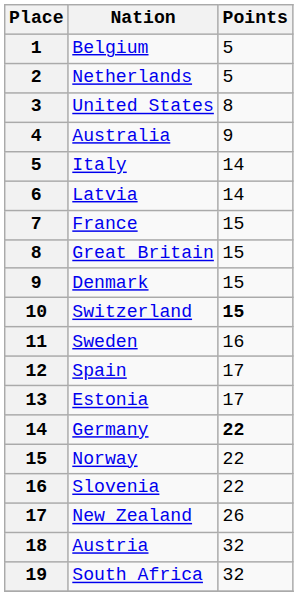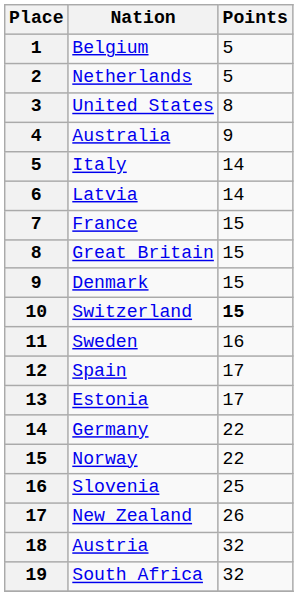(233, 430) bold -> (233, 430) normal
(233, 489) 22 -> (233, 489) 25
